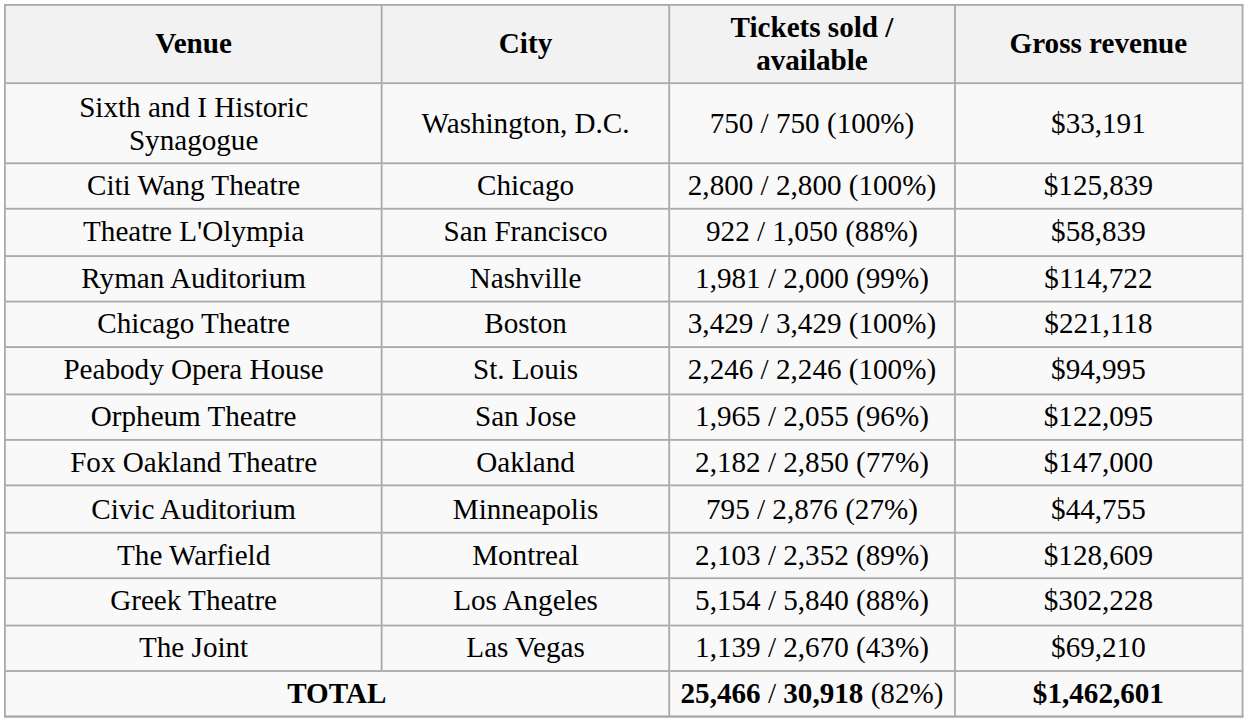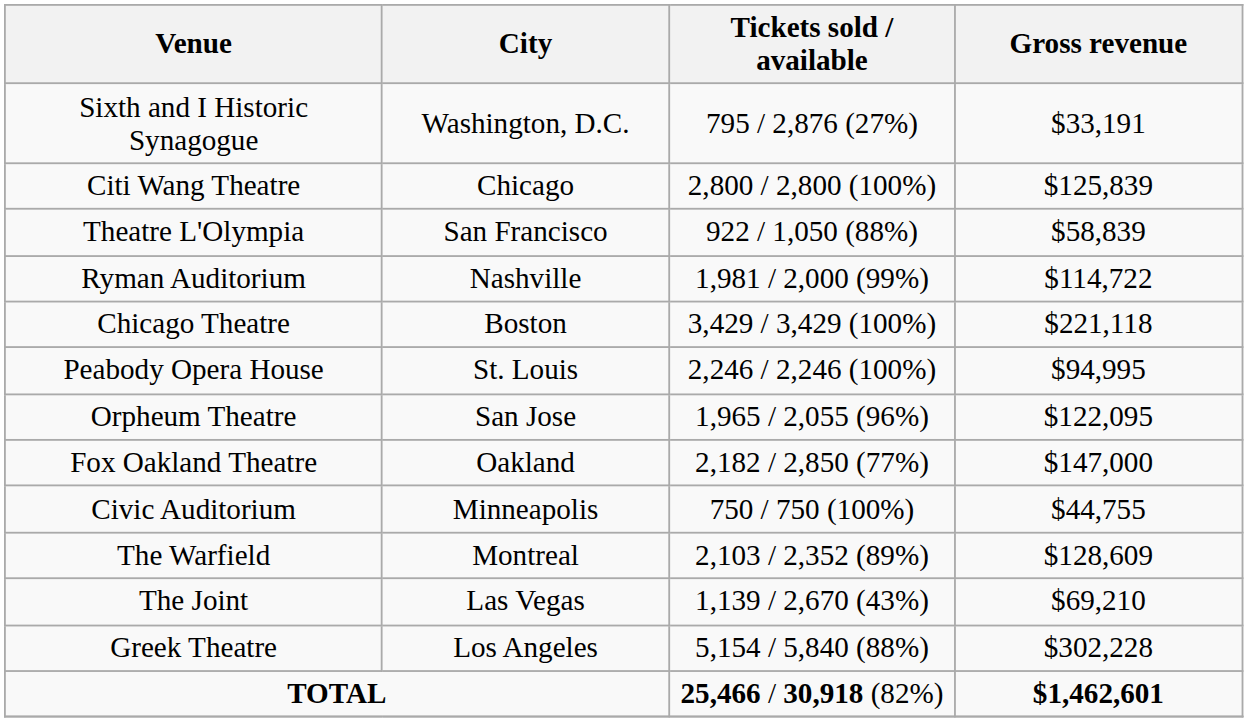(812, 122) 750 / 750 (100%) -> (812, 122) 795 / 2,876 (27%)
(812, 508) 795 / 2,876 (27%) -> (812, 508) 750 / 750 (100%)
rows swapped: (194, 601) <-> (194, 647)
